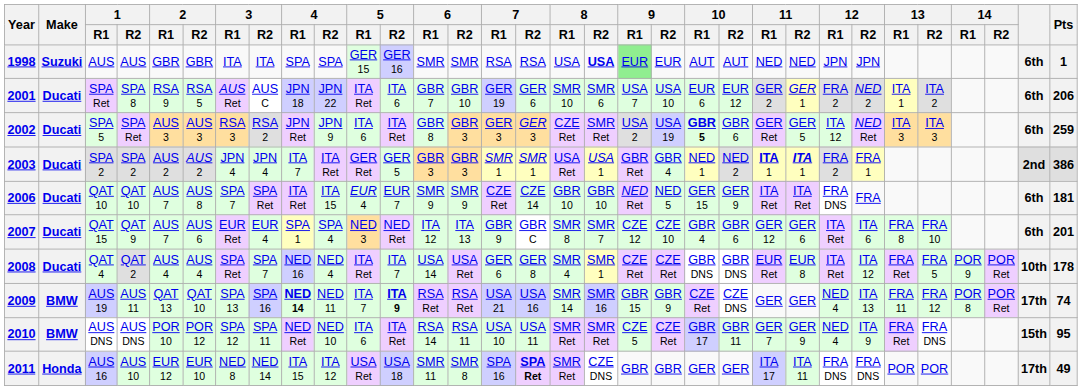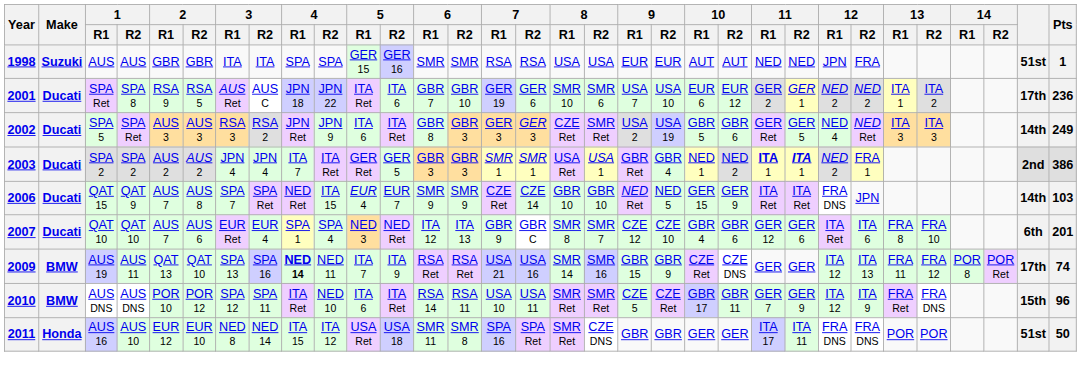(601, 62) bold -> (601, 62) normal
(635, 62) lightgreen background -> (635, 62) no background
(868, 62) JPN -> (867, 62) FRA
(1034, 62) 6th -> (1033, 62) 51st
(835, 96) FRA 2 -> (835, 96) NED 2
(1034, 96) 6th -> (1033, 96) 17th
(1064, 96) 206 -> (1063, 96) 236
(702, 130) bold -> (702, 130) normal
(835, 130) ITA 12 -> (835, 130) NED 4
(1034, 130) 6th -> (1033, 130) 14th
(1064, 130) 259 -> (1063, 130) 249
(835, 164) FRA 2 -> (835, 164) NED 2
(101, 198) QAT 10 -> (101, 198) QAT 15
(133, 198) QAT 10 -> (133, 198) QAT 9
(298, 198) ITA Ret -> (298, 198) NED Ret
(868, 198) FRA -> (867, 198) JPN
(1034, 198) 6th -> (1033, 198) 14th
(1064, 198) 181 -> (1063, 198) 103
(101, 232) QAT 15 -> (101, 232) QAT 10
(133, 232) QAT 9 -> (133, 232) QAT 10
- row: (21, 267)
(397, 301) bold -> (397, 267) normal
(835, 301) NED 4 -> (835, 267) ITA 12
(298, 335) NED Ret -> (298, 301) ITA Ret
(835, 335) NED 4 -> (835, 301) ITA 12
(1064, 335) 95 -> (1063, 301) 96
(533, 369) bold -> (533, 335) normal
(1034, 369) 17th -> (1033, 335) 51st
(1064, 369) 49 -> (1063, 335) 50
